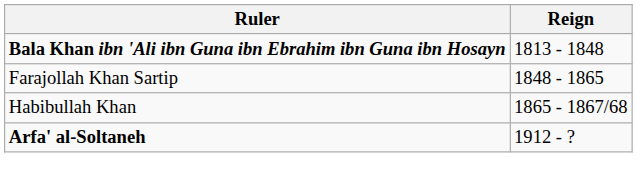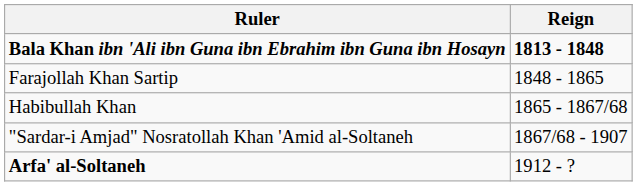(559, 48) normal -> (559, 48) bold
+ row: (211, 136)
